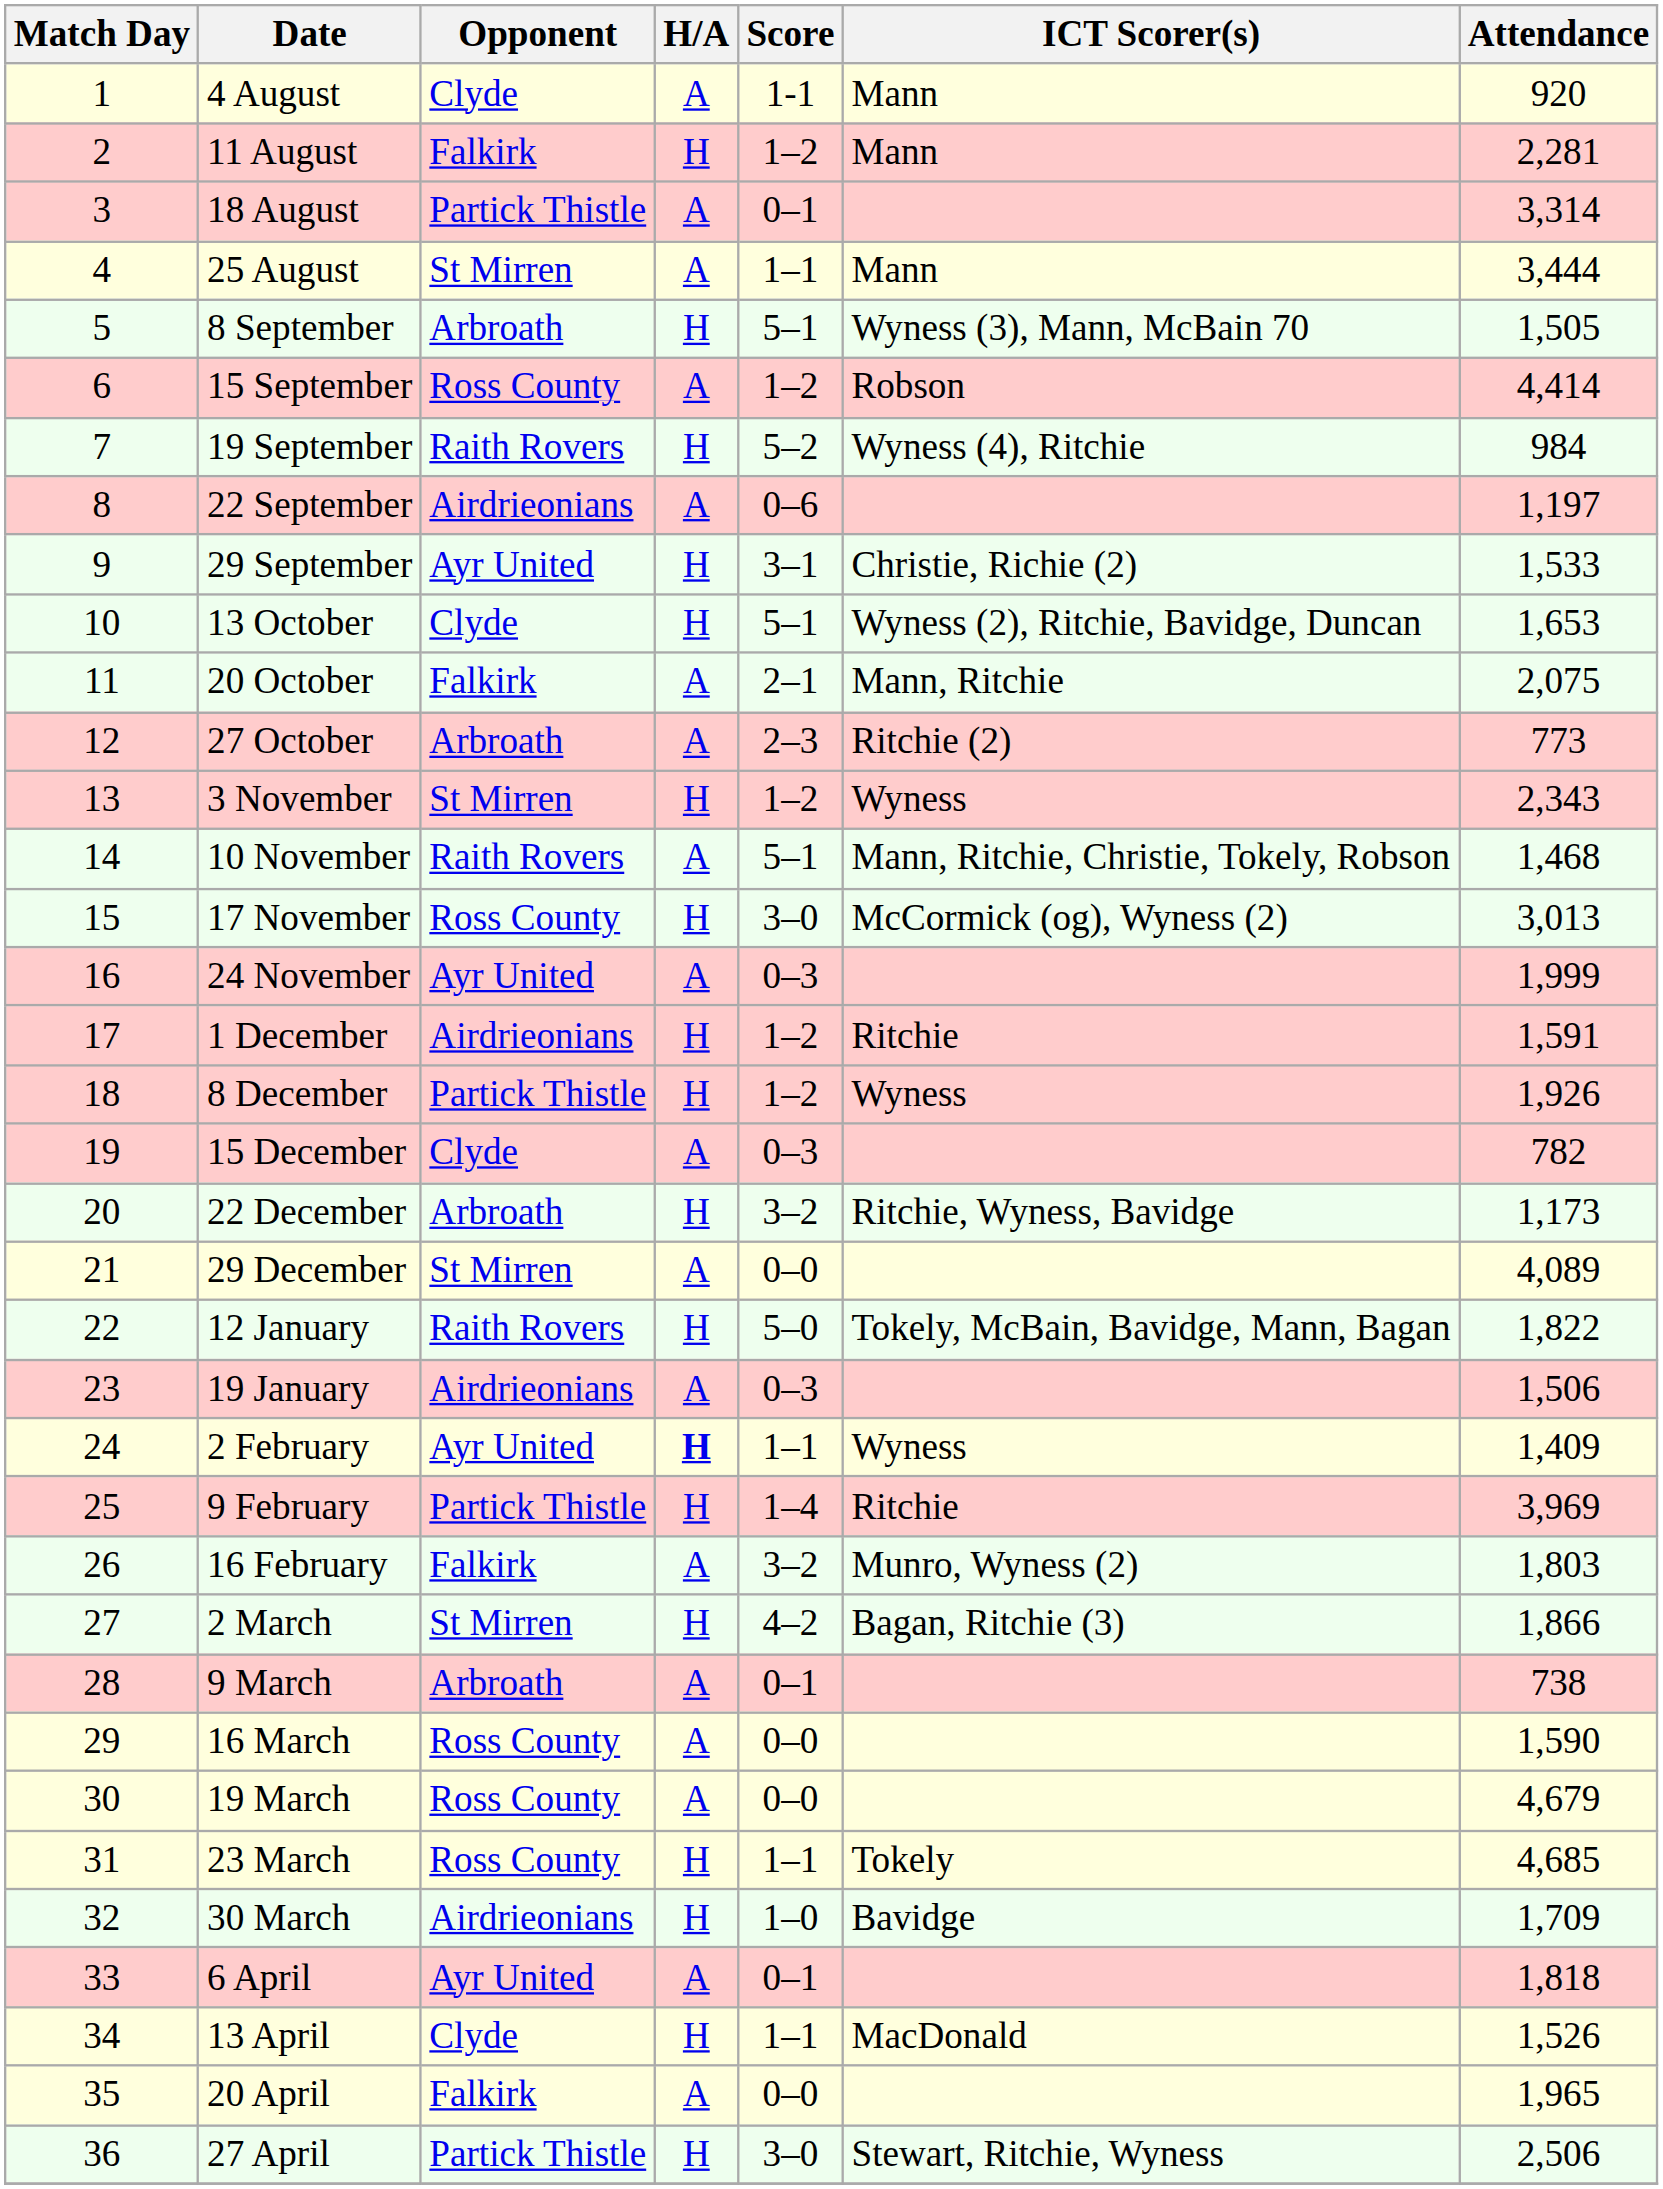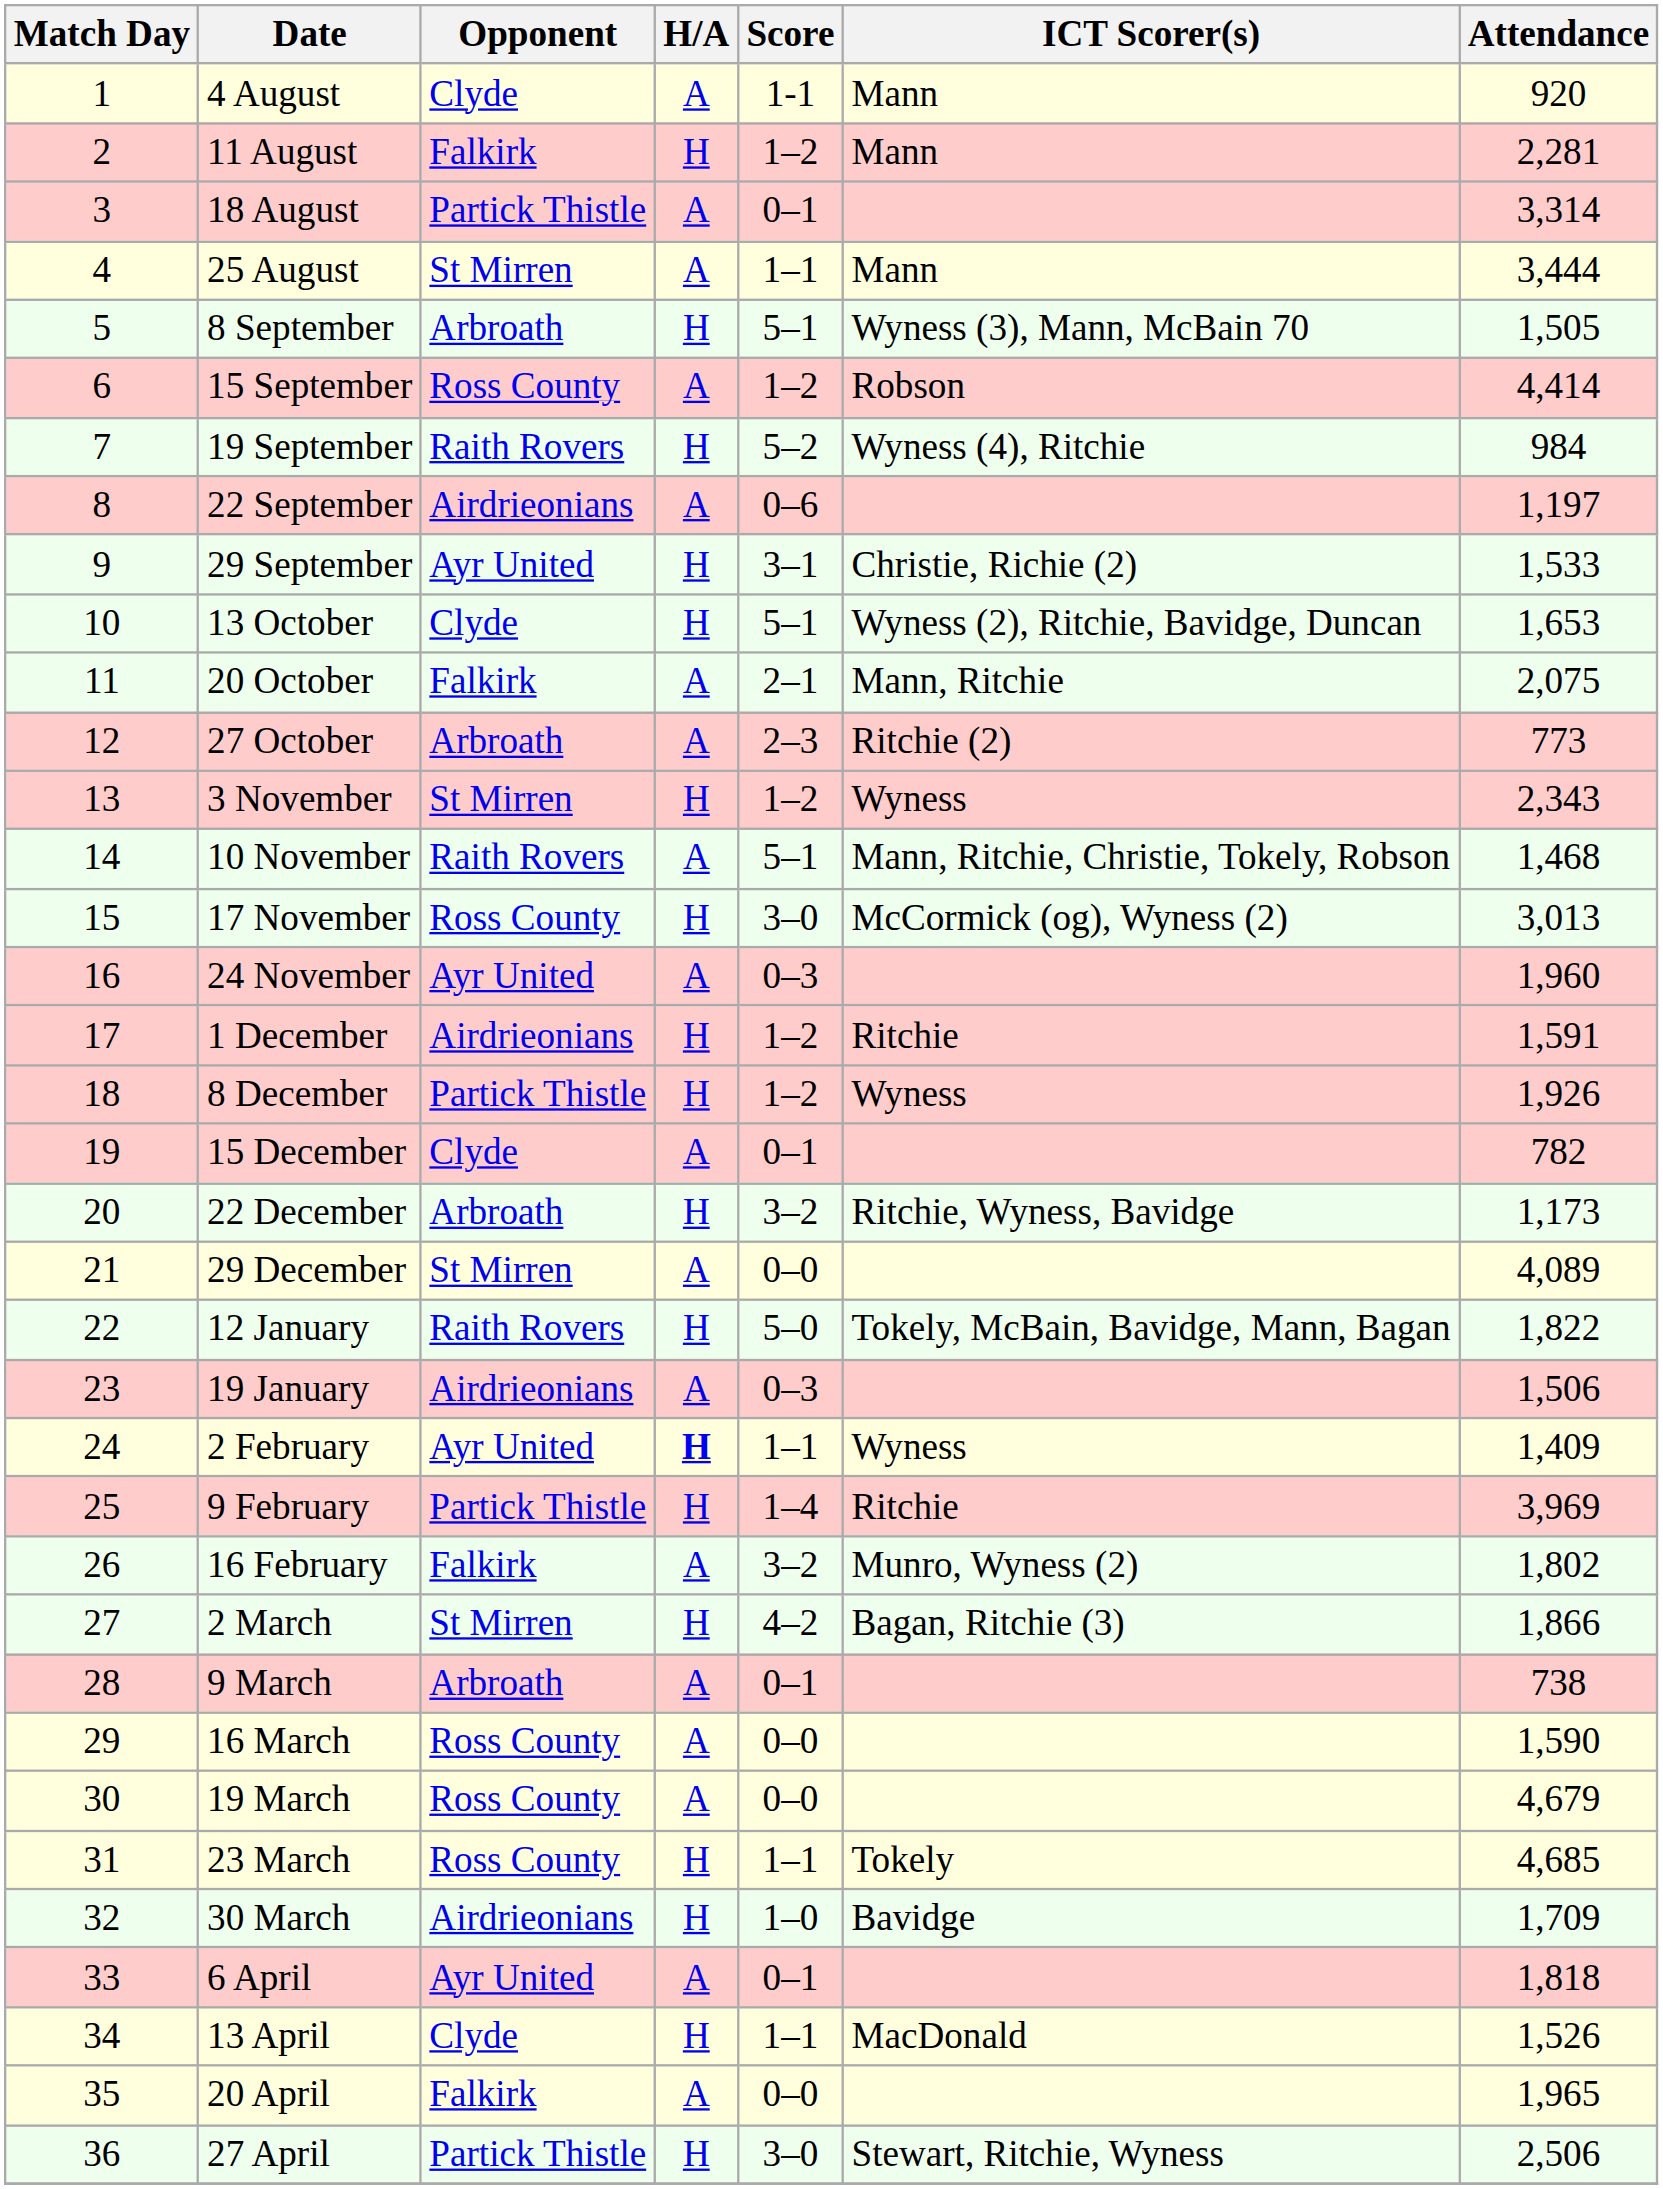(1558, 975) 1,999 -> (1558, 975) 1,960
(790, 1152) 0–3 -> (790, 1152) 0–1
(1558, 1564) 1,803 -> (1558, 1564) 1,802
